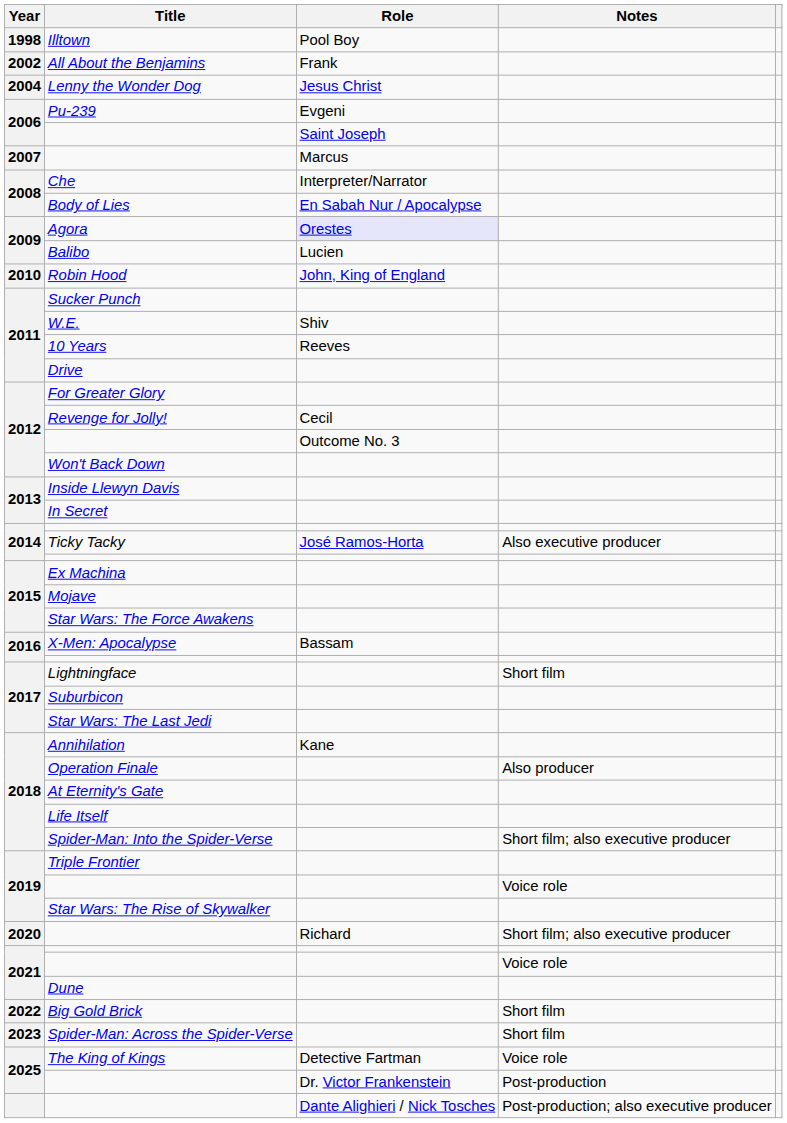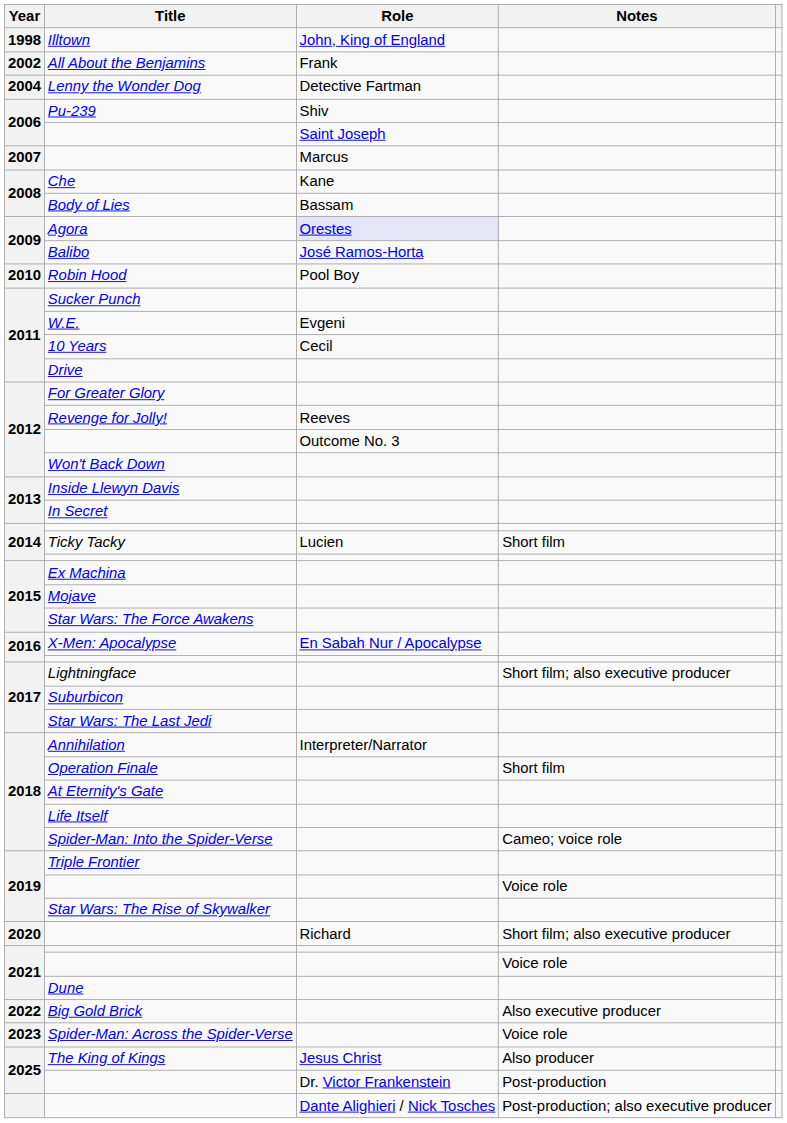(329, 39) Pool Boy -> (372, 39) John, King of England
(340, 87) Jesus Christ -> (360, 87) Detective Fartman
(322, 110) Evgeni -> (314, 110) Shiv
(363, 181) Interpreter/Narrator -> (317, 181) Kane
(391, 205) En Sabah Nur / Apocalypse -> (326, 205) Bassam
(321, 252) Lucien -> (362, 252) José Ramos-Horta
(372, 275) John, King of England -> (329, 275) Pool Boy
(314, 323) Shiv -> (322, 323) Evgeni
(325, 346) Reeves -> (316, 346) Cecil
(316, 417) Cecil -> (325, 417) Reeves
(362, 542) José Ramos-Horta -> (321, 542) Lucien
(582, 542) Also executive producer -> (534, 542) Short film
(326, 643) Bassam -> (391, 643) En Sabah Nur / Apocalypse
(534, 674) Short film -> (616, 674) Short film; also executive producer
(317, 744) Kane -> (363, 744) Interpreter/Narrator
(548, 768) Also producer -> (534, 768) Short film
(616, 839) Short film; also executive producer -> (562, 839) Cameo; voice role
(534, 1011) Short film -> (582, 1011) Also executive producer
(534, 1034) Short film -> (535, 1034) Voice role
(360, 1058) Detective Fartman -> (340, 1058) Jesus Christ
(535, 1058) Voice role -> (548, 1058) Also producer
